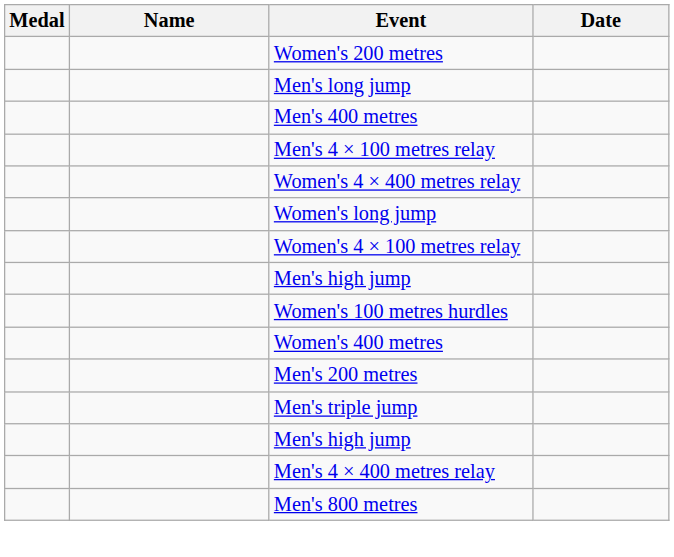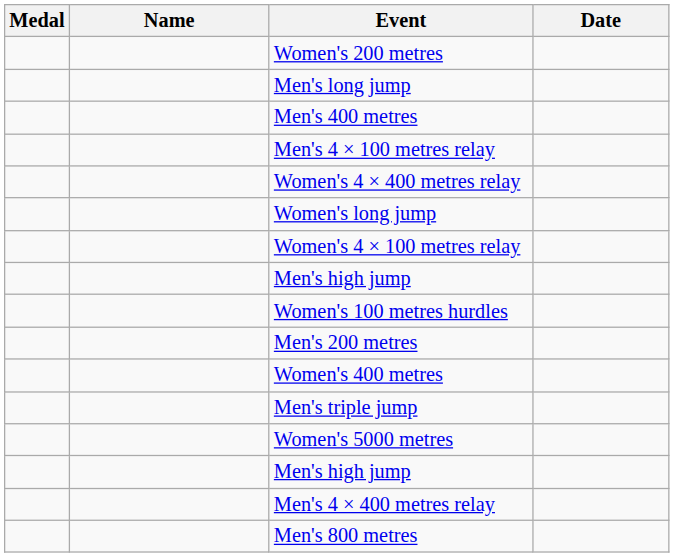rows swapped: (37, 343) <-> (37, 375)
+ row: (37, 440)
